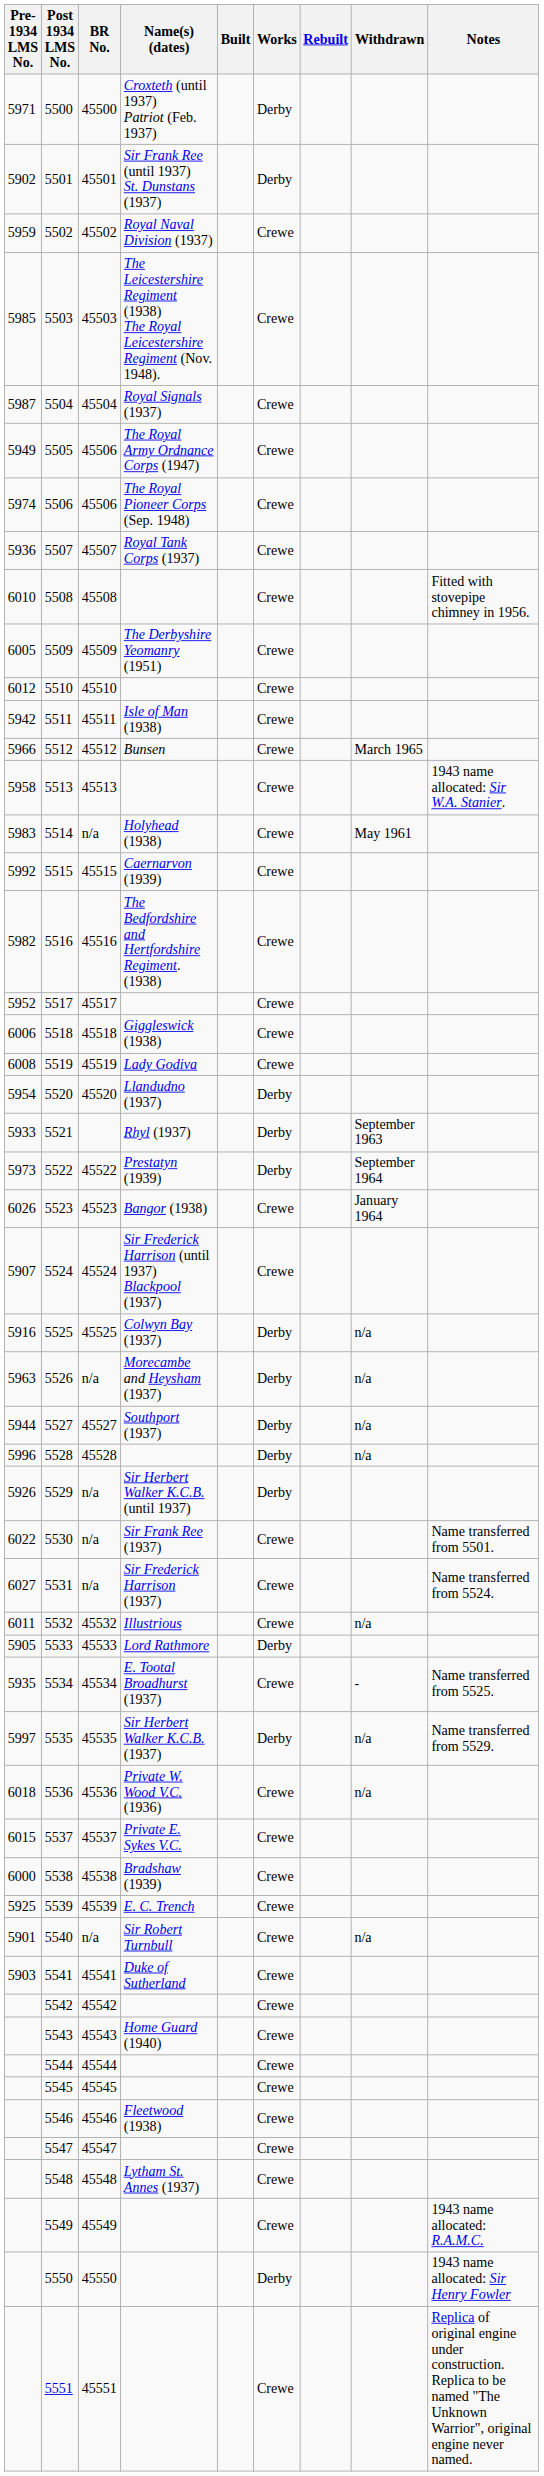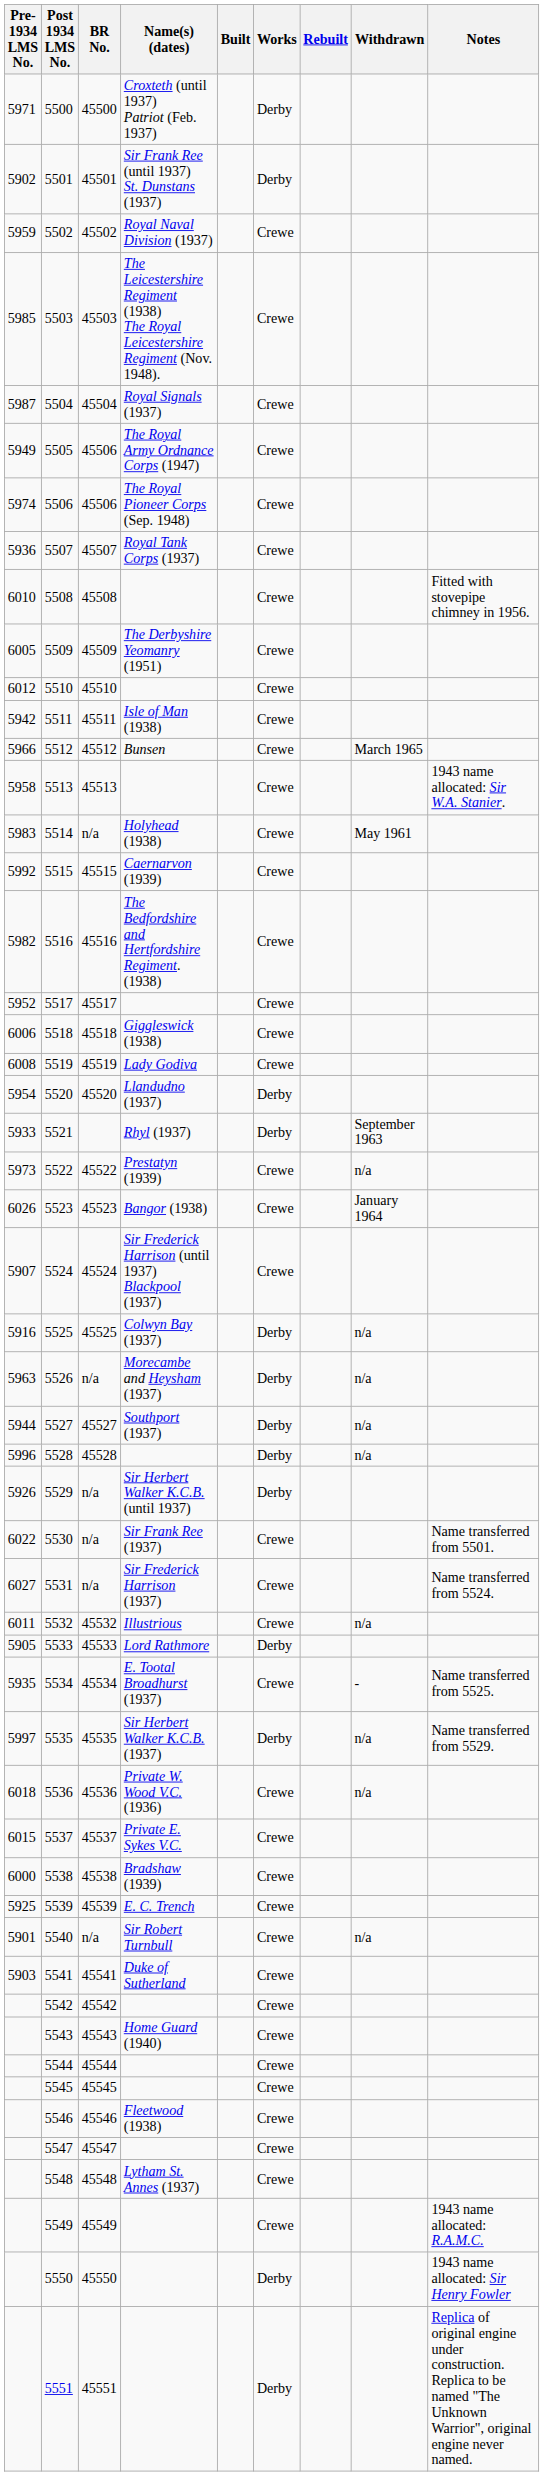(275, 1170) Derby -> (275, 1170) Crewe
(384, 1170) September 1964 -> (363, 1170) n/a
(275, 2388) Crewe -> (275, 2388) Derby
